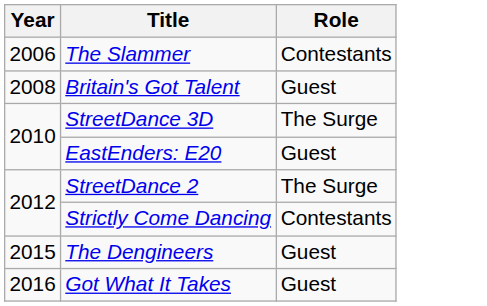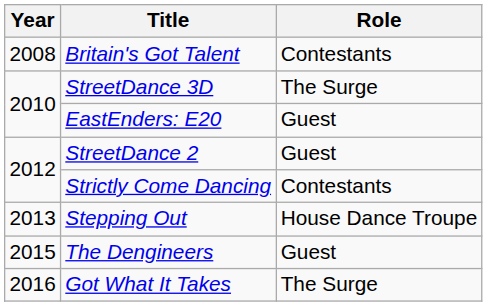- row: (128, 53)
(308, 86) Guest -> (336, 53) Contestants
(329, 185) The Surge -> (308, 152) Guest
+ row: (126, 218)
(308, 284) Guest -> (329, 284) The Surge
